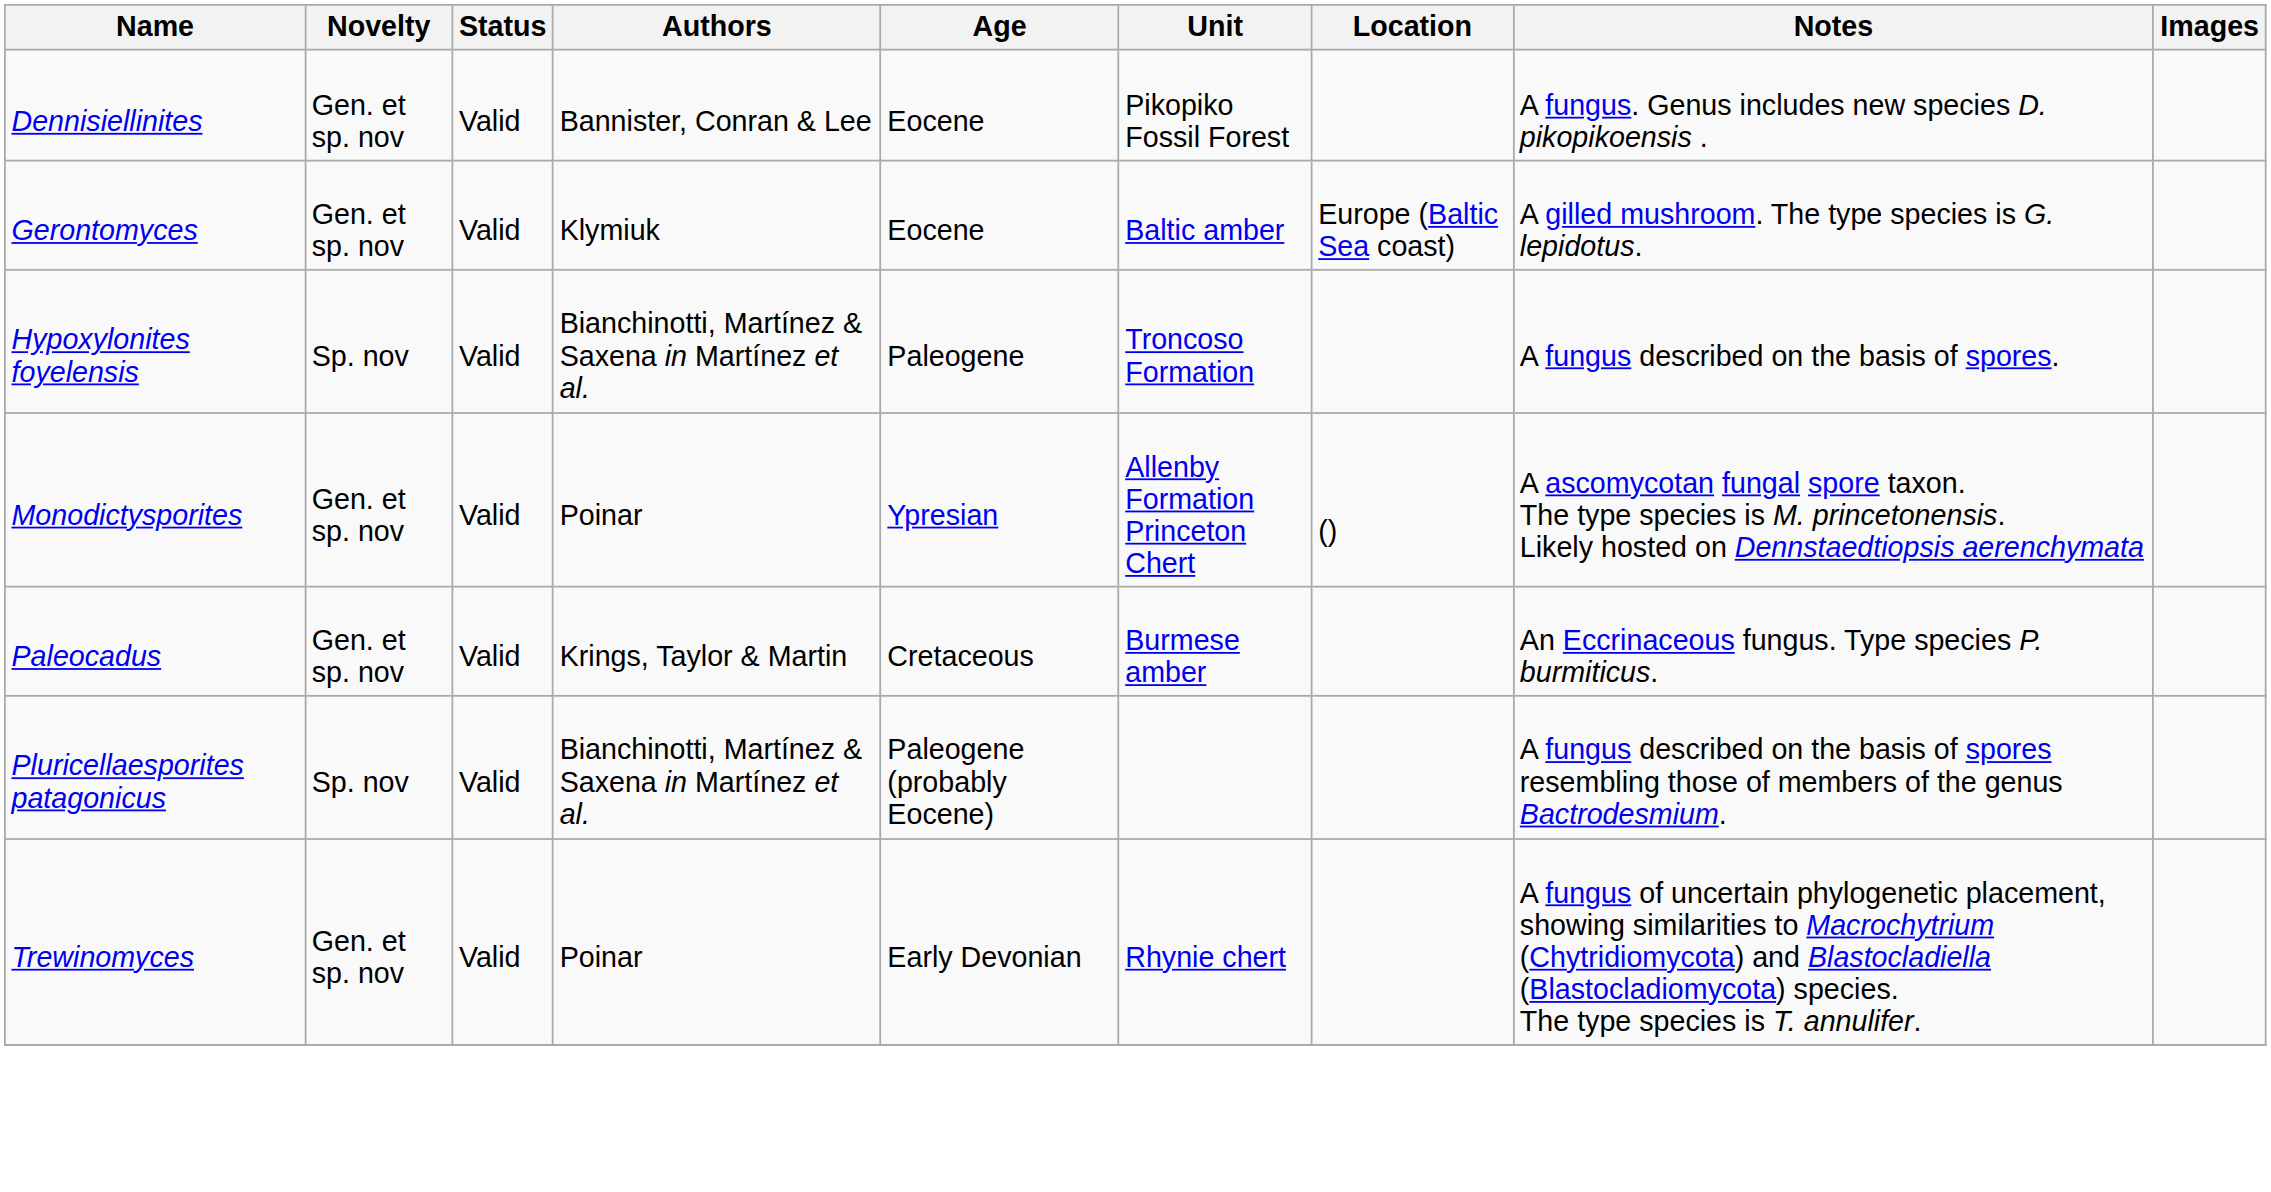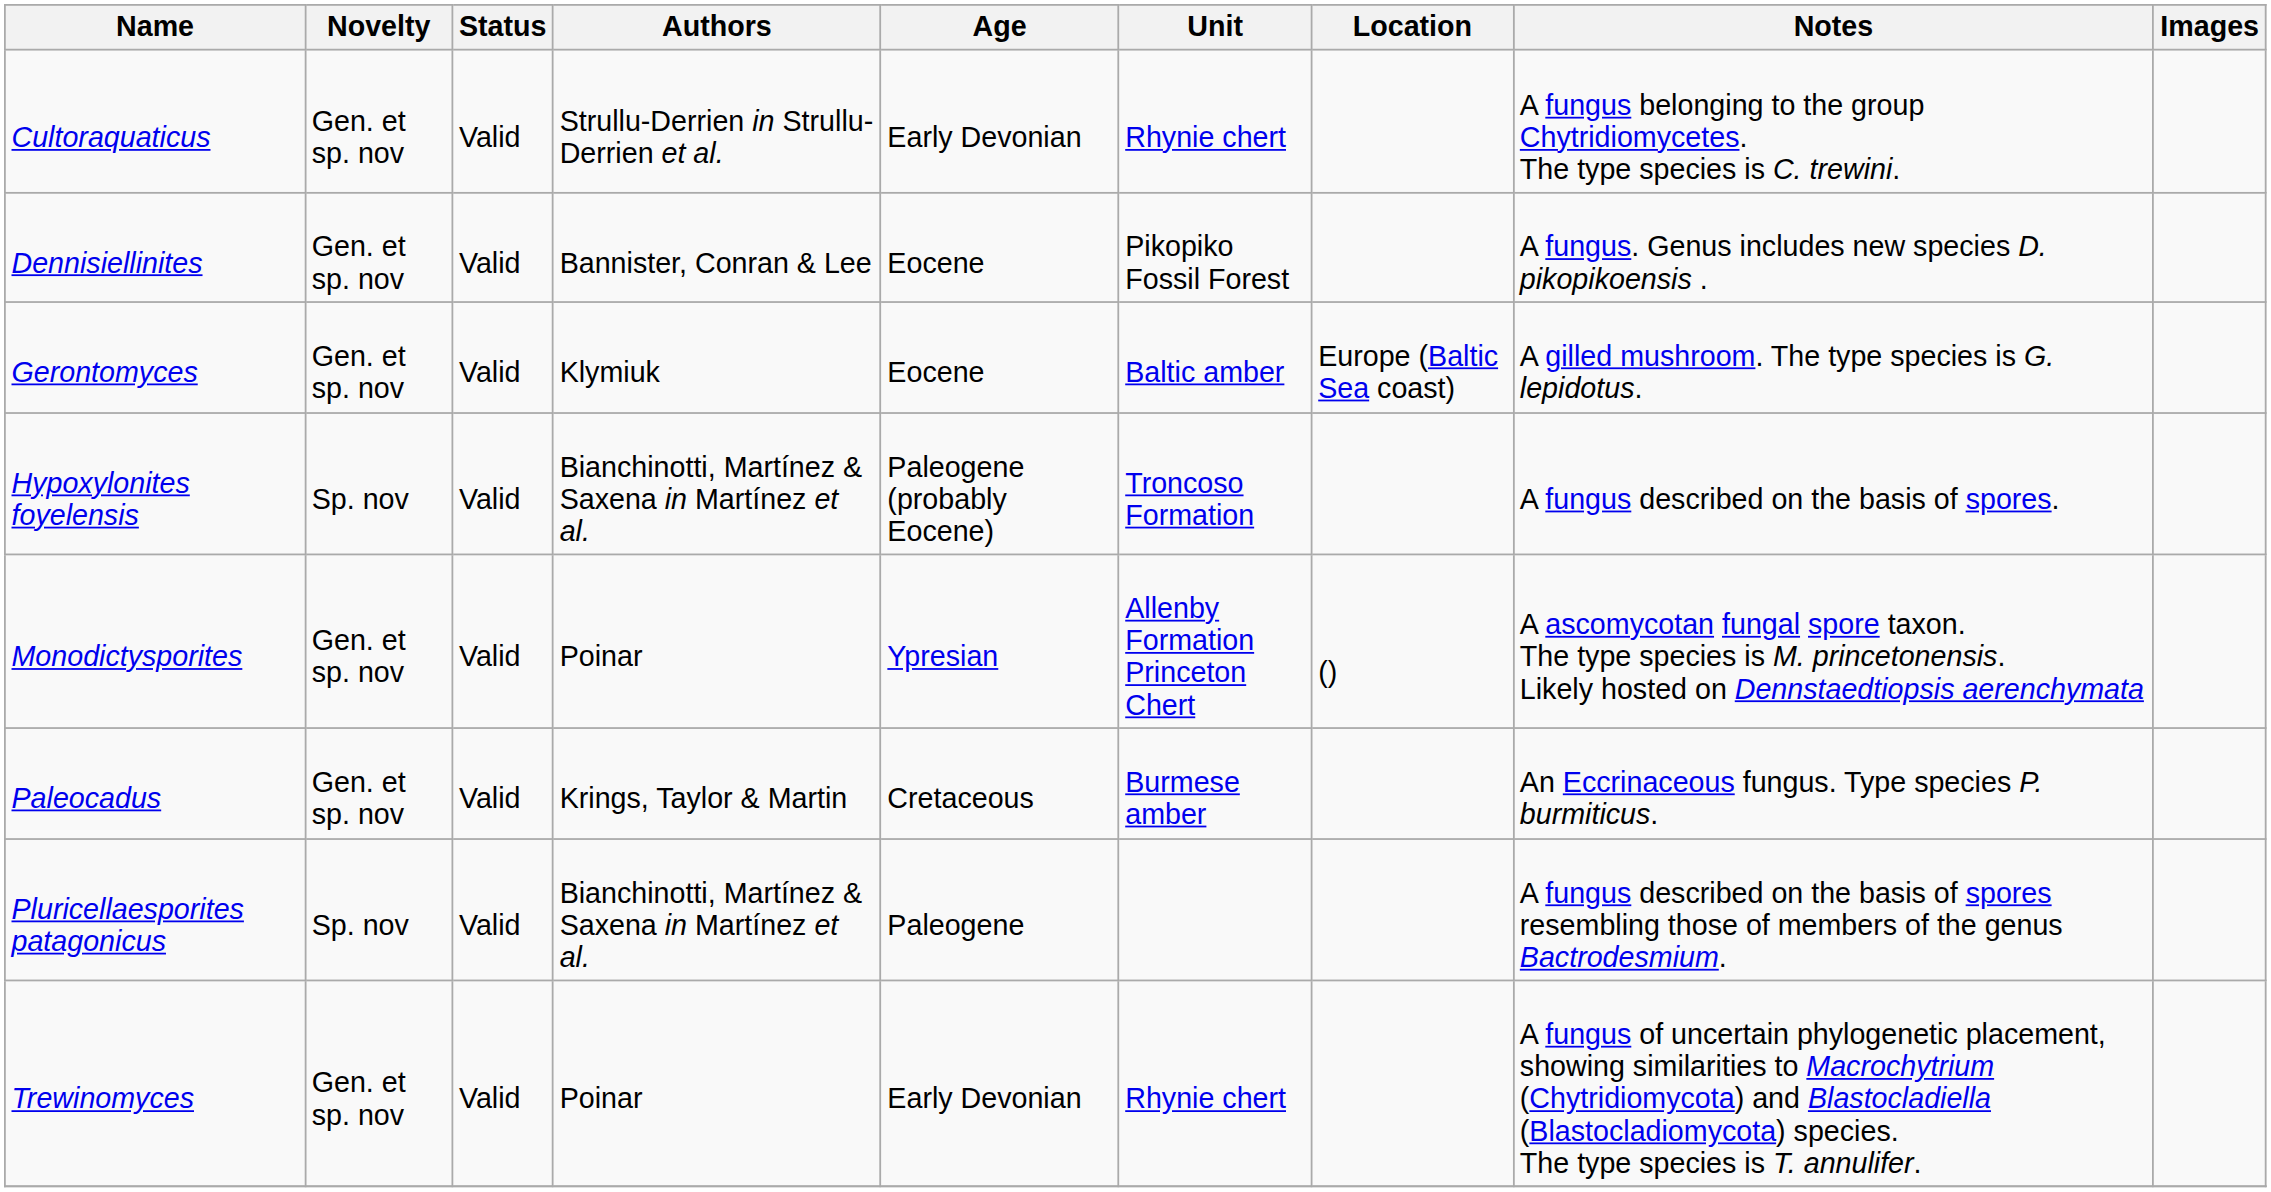+ row: (111, 137)
(956, 356) Paleogene -> (956, 498) Paleogene (probably Eocene)
(956, 783) Paleogene (probably Eocene) -> (956, 925) Paleogene
